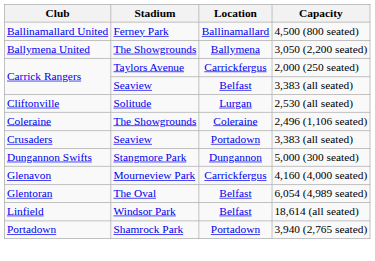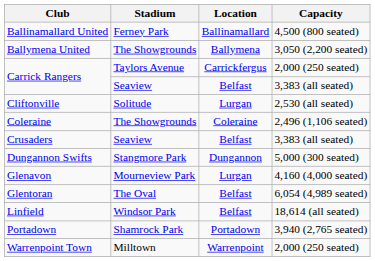(235, 139) Portadown -> (235, 139) Belfast
(235, 175) Carrickfergus -> (235, 175) Lurgan
+ row: (49, 247)
